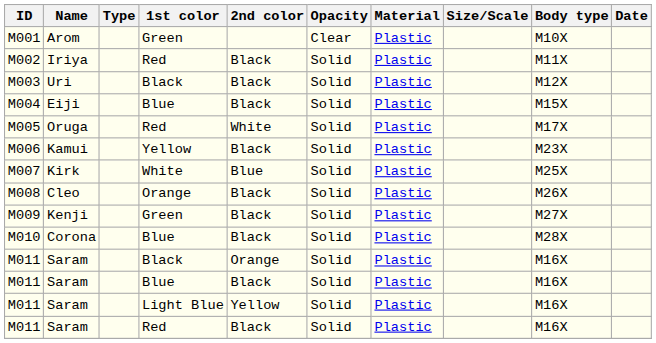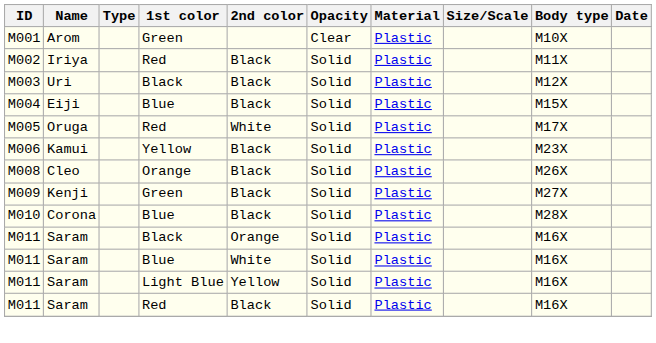- row: (24, 171)
(251, 283) Black -> (251, 260) White
